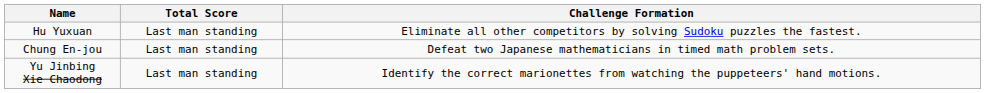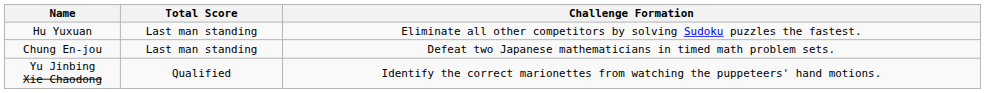(202, 73) Last man standing -> (202, 73) Qualified
